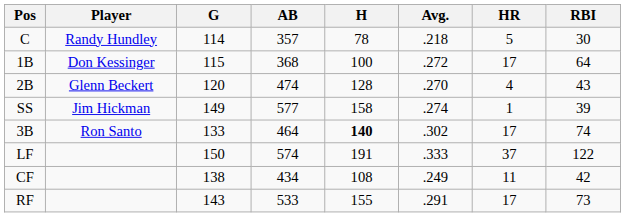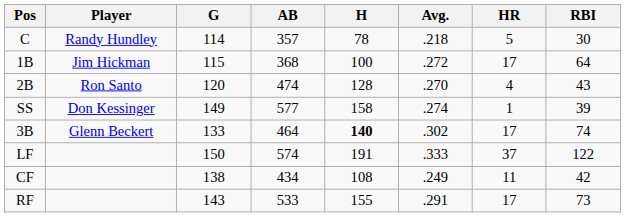(111, 62) Don Kessinger -> (111, 62) Jim Hickman
(111, 85) Glenn Beckert -> (111, 85) Ron Santo
(111, 108) Jim Hickman -> (111, 108) Don Kessinger
(111, 131) Ron Santo -> (111, 131) Glenn Beckert
